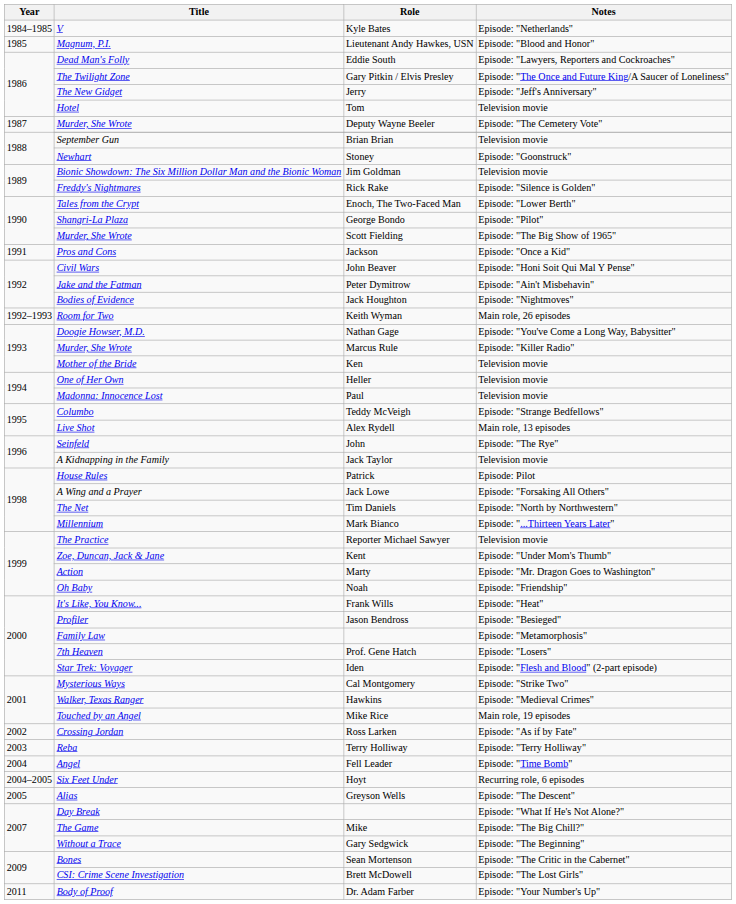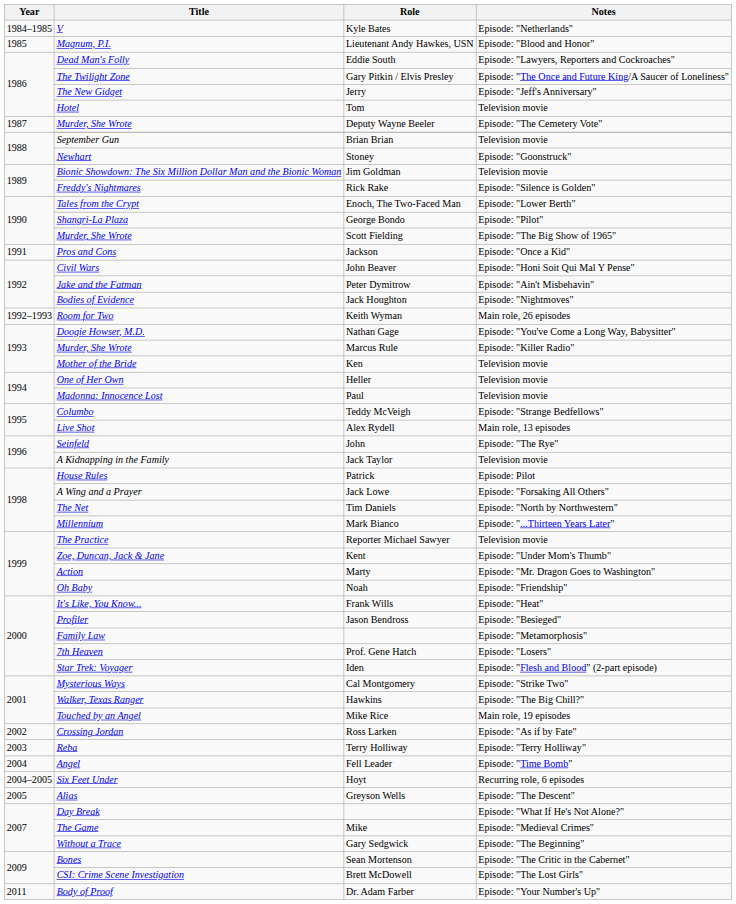(536, 699) Episode: "Medieval Crimes" -> (531, 699) Episode: "The Big Chill?"
(531, 827) Episode: "The Big Chill?" -> (536, 827) Episode: "Medieval Crimes"
